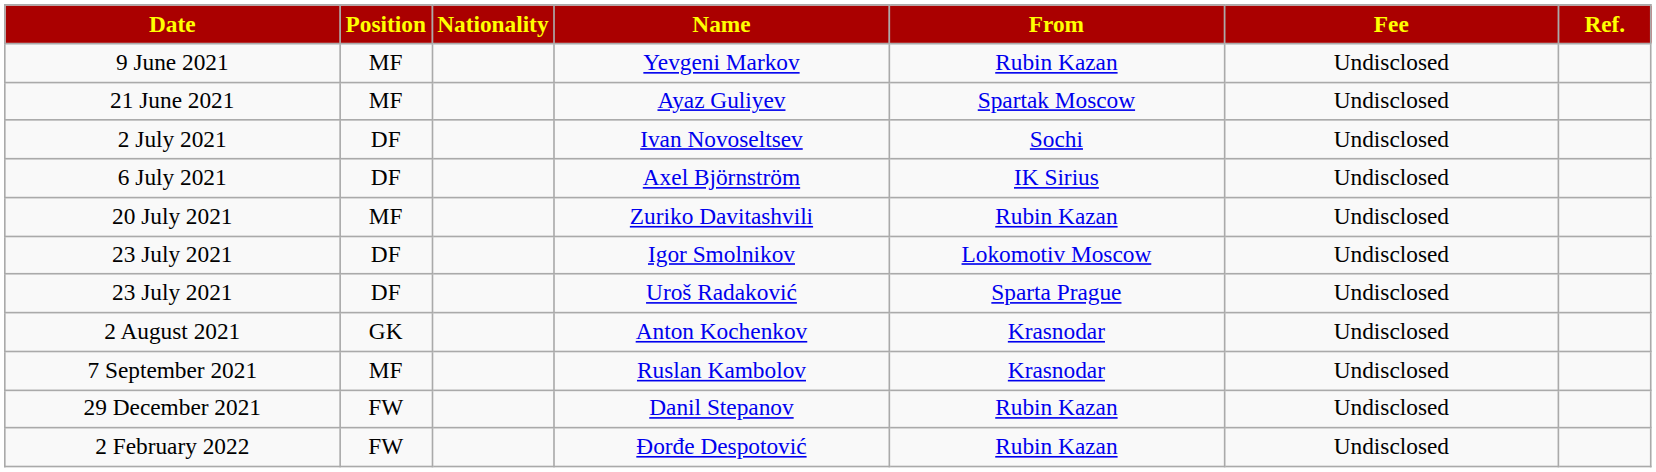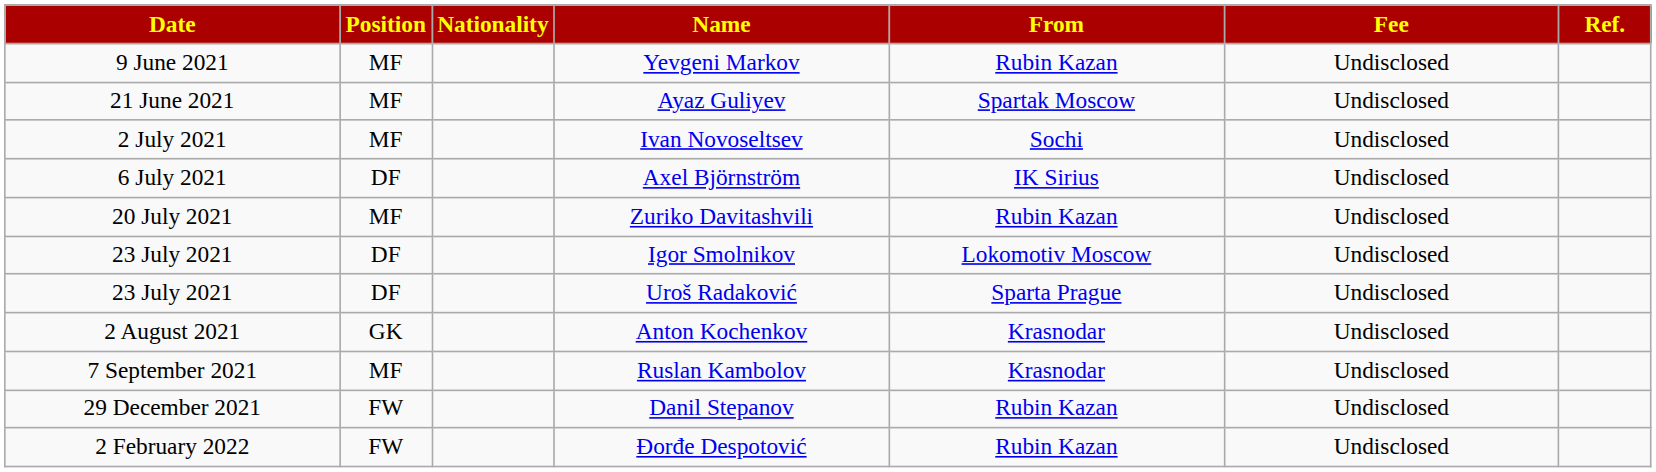(386, 139) DF -> (386, 139) MF
